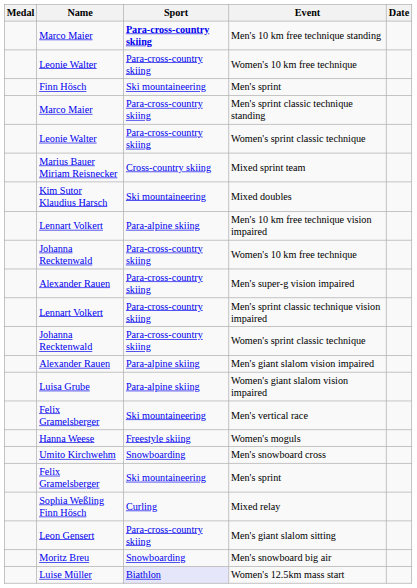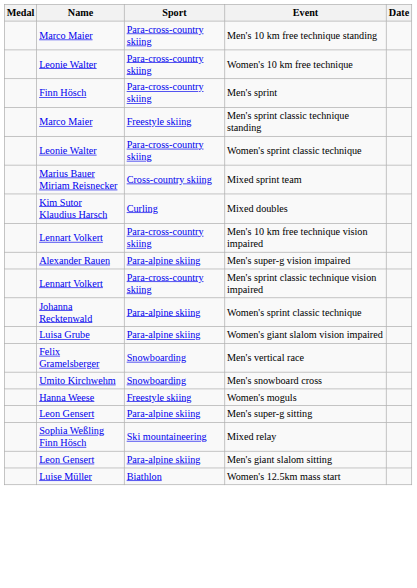(168, 35) bold -> (165, 35) normal
(166, 87) Ski mountaineering -> (165, 93) Para-cross-country skiing
(164, 110) Para-cross-country skiing -> (159, 122) Freestyle skiing
(166, 196) Ski mountaineering -> (142, 209) Curling
(163, 225) Para-alpine skiing -> (165, 237) Para-cross-country skiing
- row: (66, 254)
(164, 283) Para-cross-country skiing -> (164, 260) Para-alpine skiing
(164, 341) Para-cross-country skiing -> (164, 312) Para-alpine skiing
- row: (75, 364)
(166, 415) Ski mountaineering -> (156, 358) Snowboarding
rows swapped: (67, 438) <-> (77, 455)
+ row: (67, 414)
- row: (69, 478)
(141, 506) Curling -> (167, 437) Ski mountaineering
(164, 535) Para-cross-country skiing -> (164, 460) Para-alpine skiing
- row: (64, 558)
(143, 575) lavender background -> (144, 476) no background
